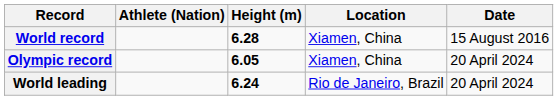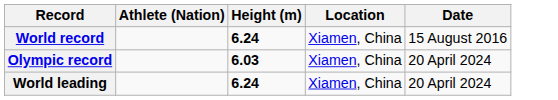(245, 38) 6.28 -> (245, 38) 6.24
(245, 60) 6.05 -> (245, 60) 6.03
(376, 83) Rio de Janeiro, Brazil -> (355, 83) Xiamen, China
